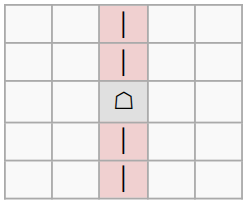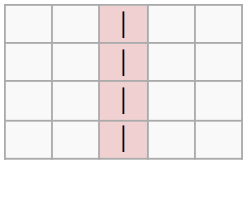- row: (29, 102)
